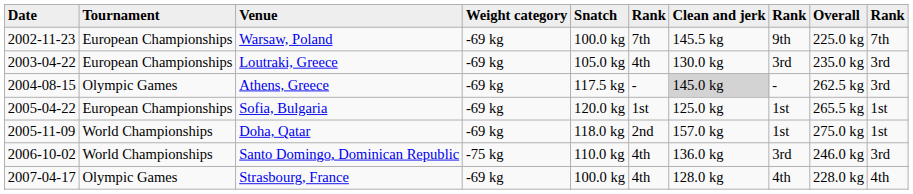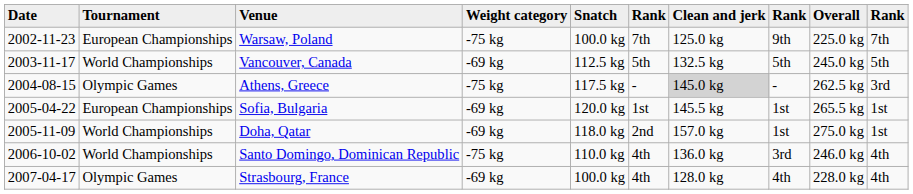(485, 39) -69 kg -> (485, 39) -75 kg
(698, 39) 145.5 kg -> (698, 39) 125.0 kg
- row: (289, 62)
+ row: (296, 62)
(485, 85) -69 kg -> (485, 85) -75 kg
(698, 108) 125.0 kg -> (698, 108) 145.5 kg
(880, 154) 3rd -> (880, 154) 4th
